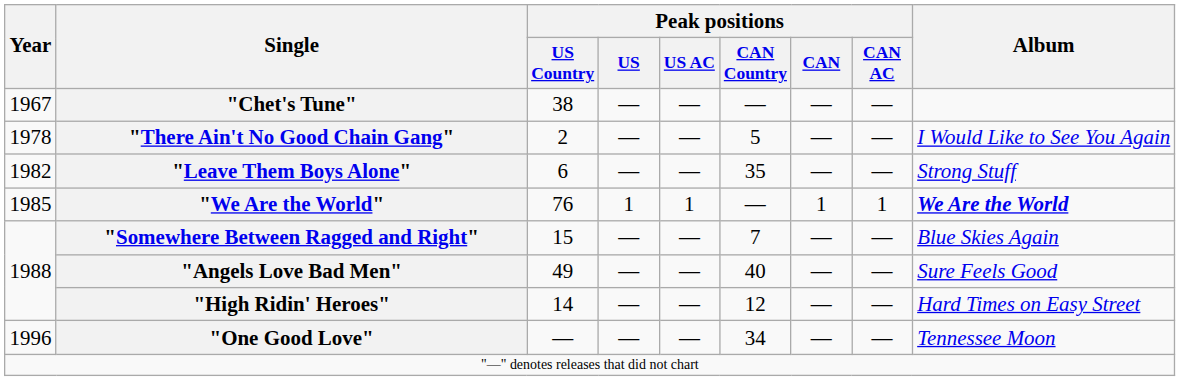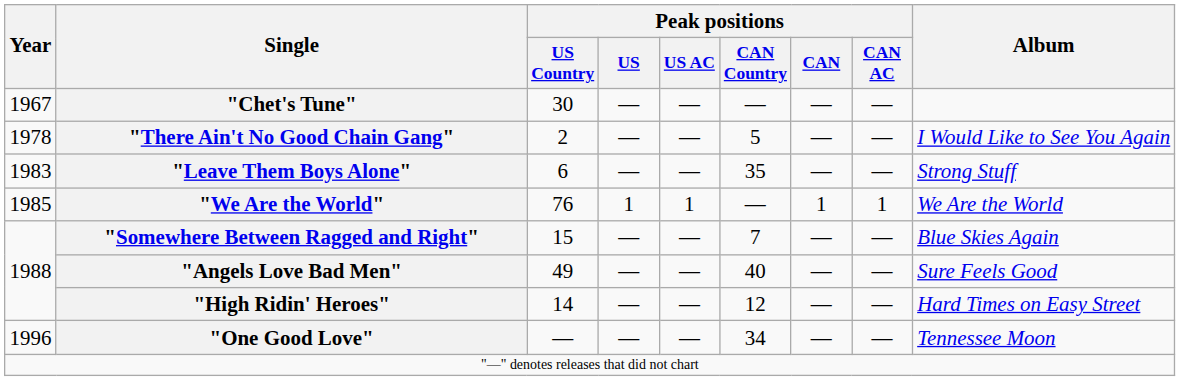(563, 104) 38 -> (563, 104) 30
(30, 171) 1982 -> (30, 171) 1983
(993, 204) bold -> (990, 204) normal
